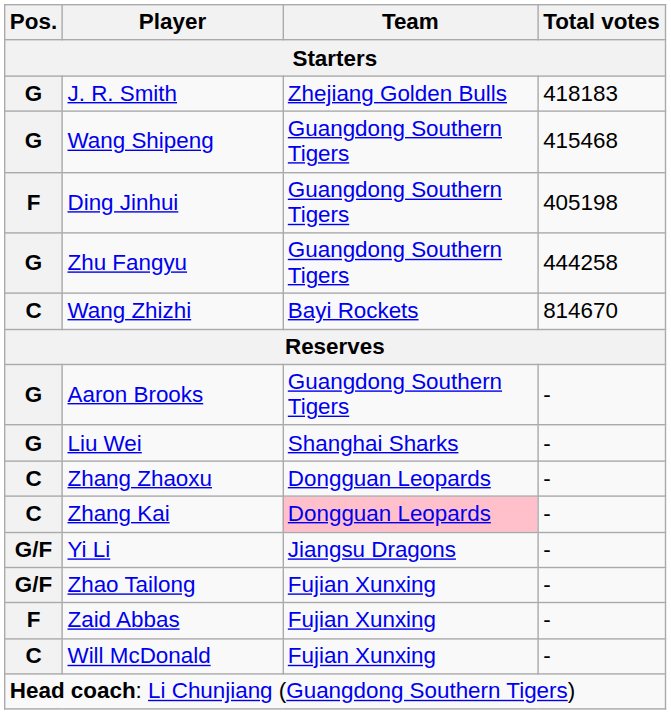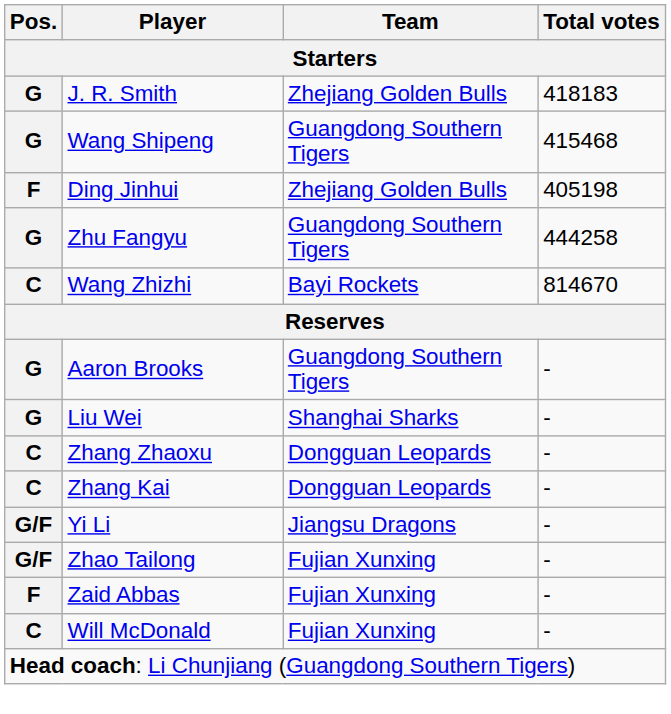(395, 202) Guangdong Southern Tigers -> (397, 189) Zhejiang Golden Bulls
(389, 513) pink background -> (389, 488) no background
